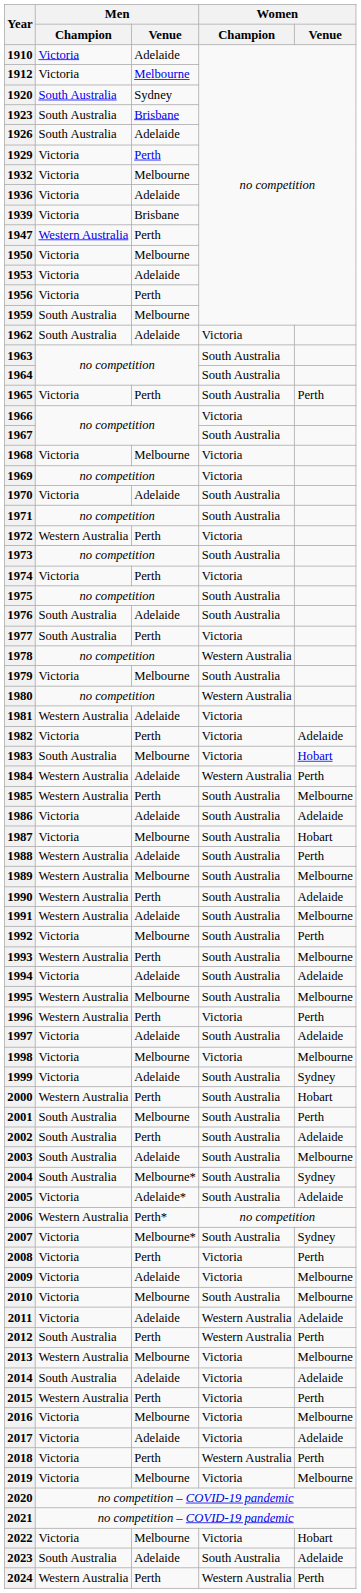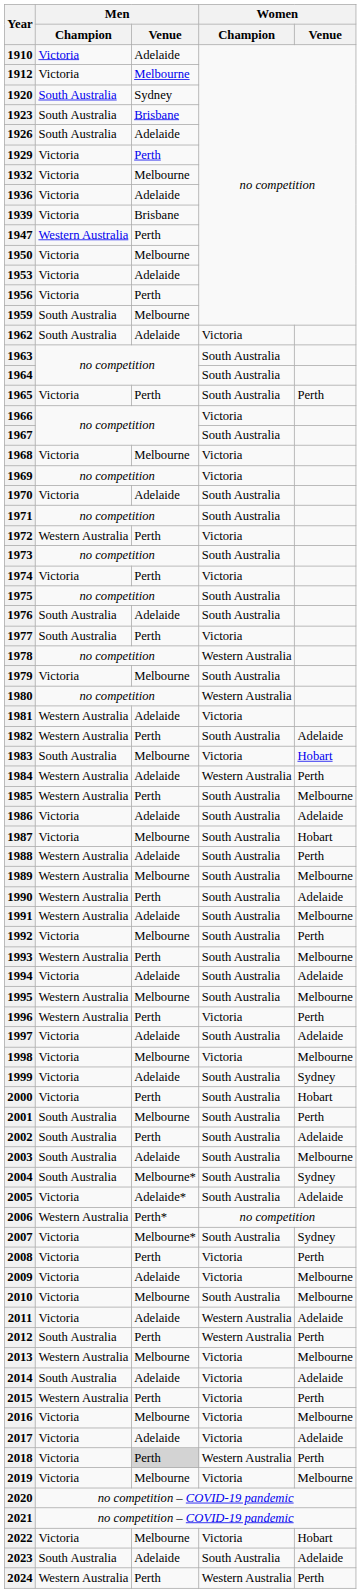(59, 736) Victoria -> (83, 736) Western Australia
(222, 736) Victoria -> (241, 736) South Australia
(83, 1097) Western Australia -> (59, 1097) Victoria
(147, 1457) no background -> (147, 1457) lightgrey background
